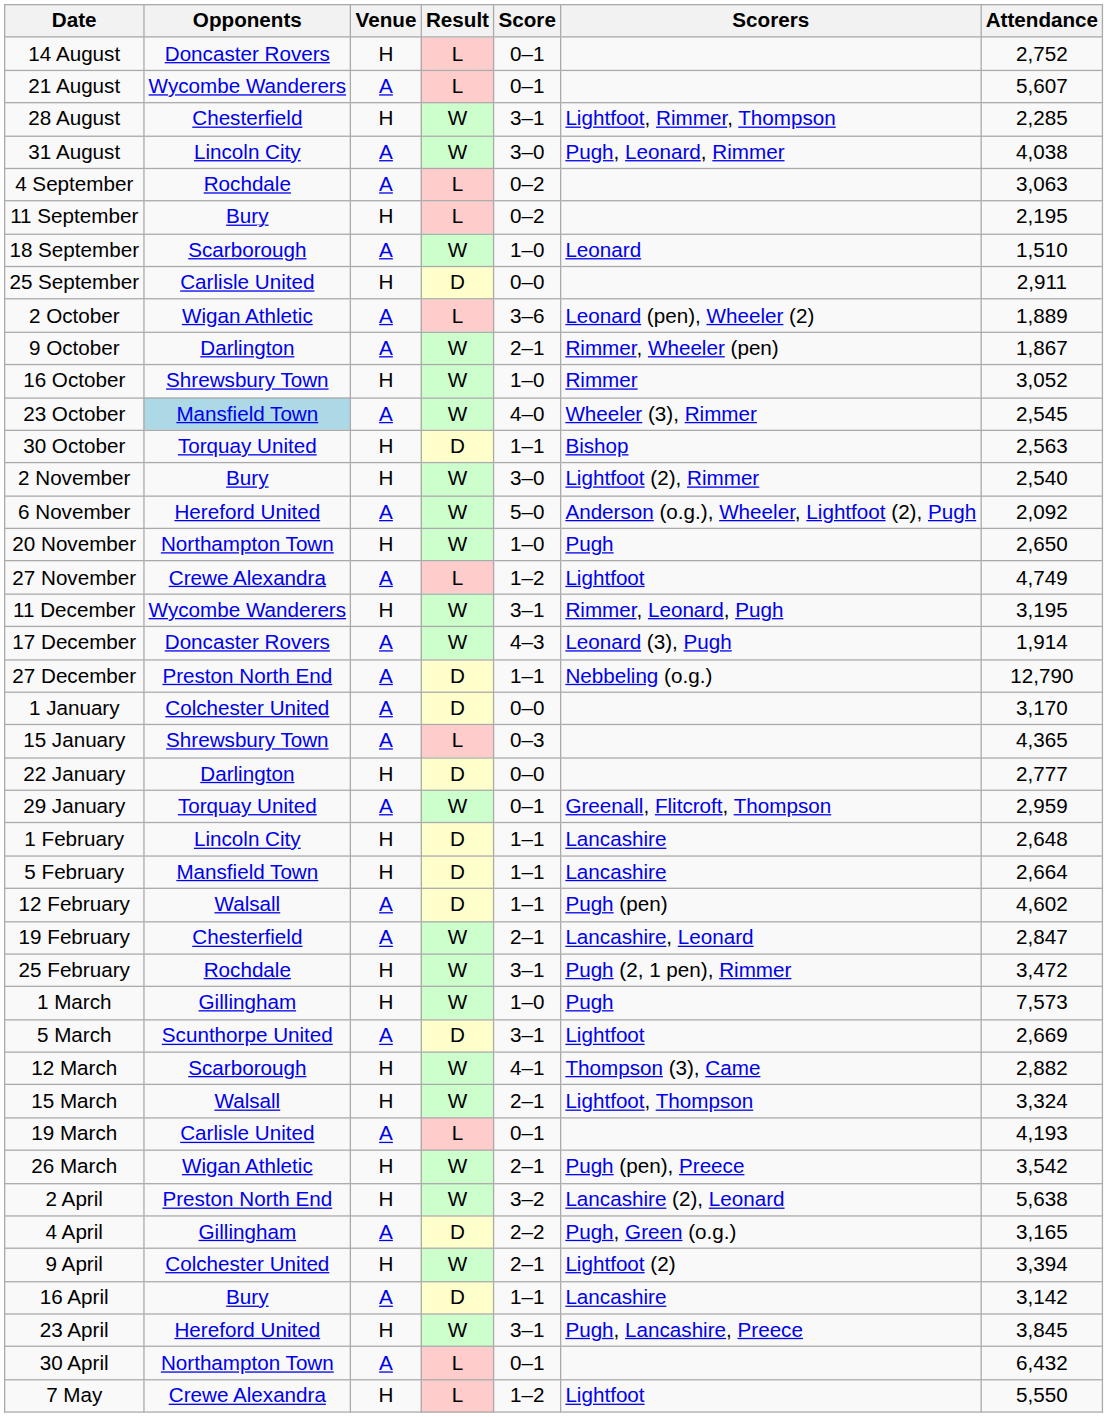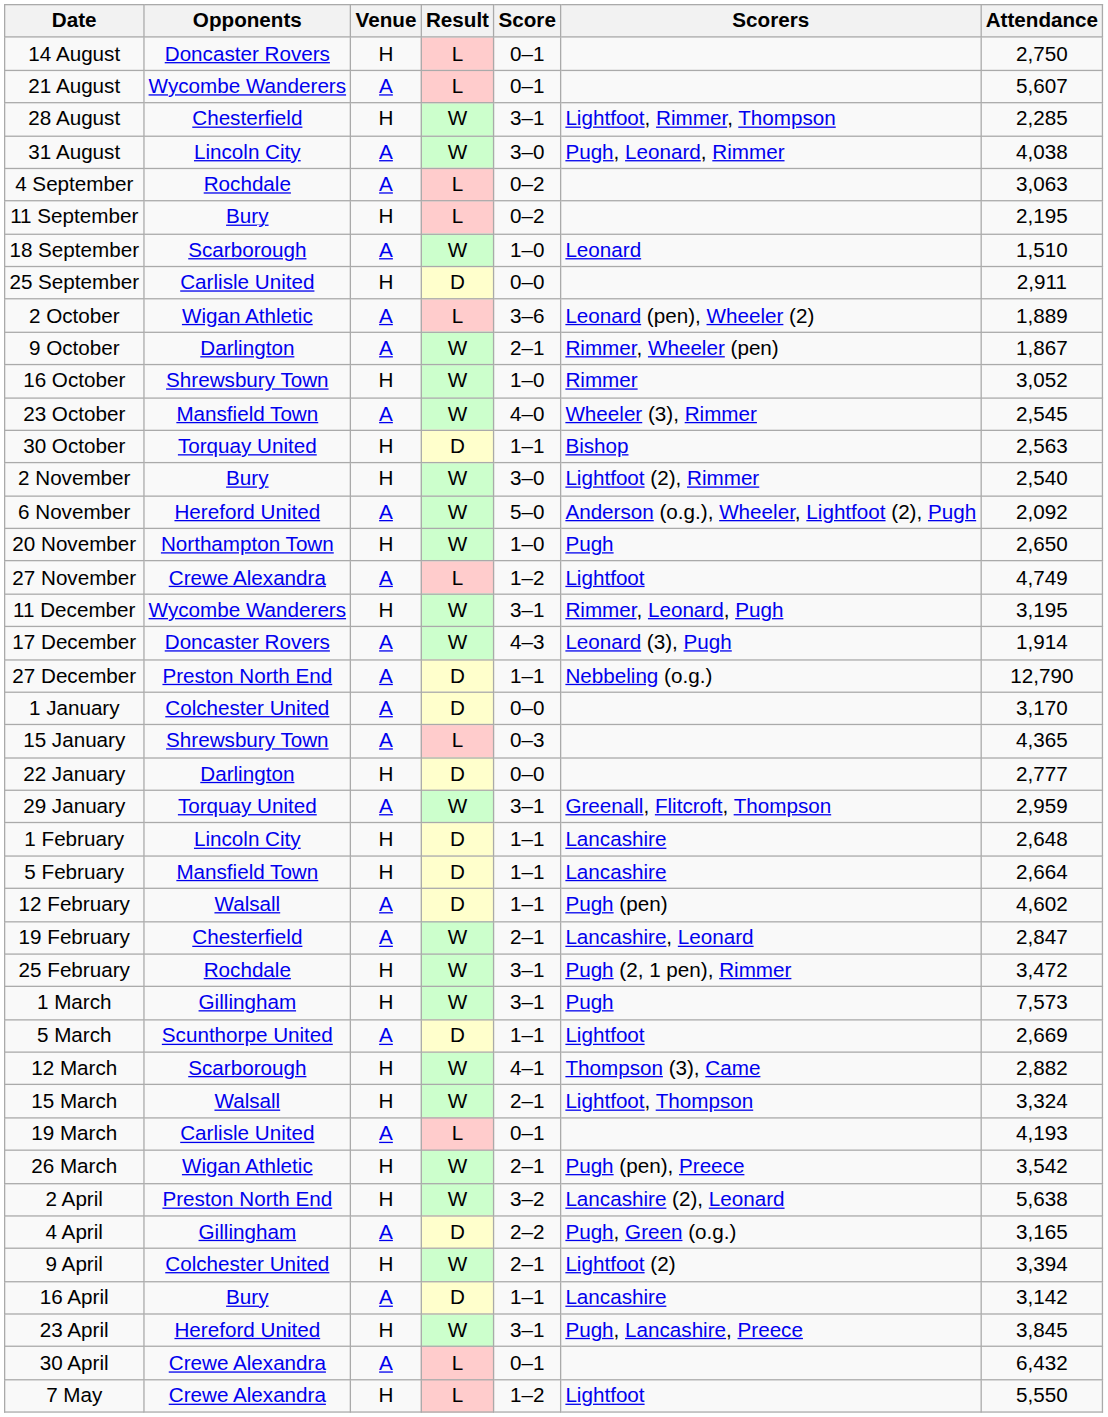(1042, 53) 2,752 -> (1042, 53) 2,750
(247, 413) lightblue background -> (247, 413) no background
(527, 806) 0–1 -> (527, 806) 3–1
(527, 1002) 1–0 -> (527, 1002) 3–1
(527, 1035) 3–1 -> (527, 1035) 1–1
(247, 1362) Northampton Town -> (247, 1362) Crewe Alexandra
